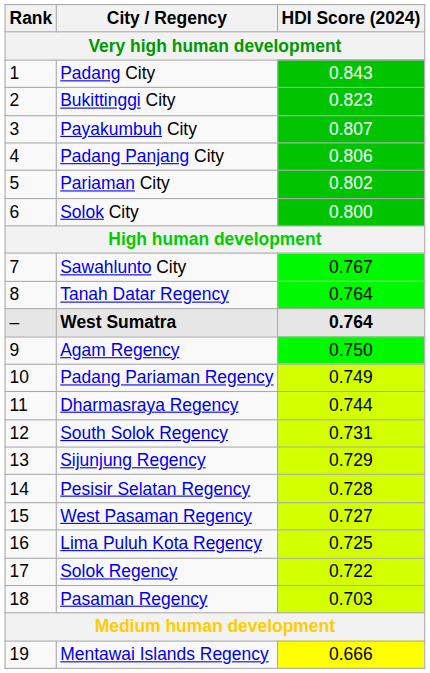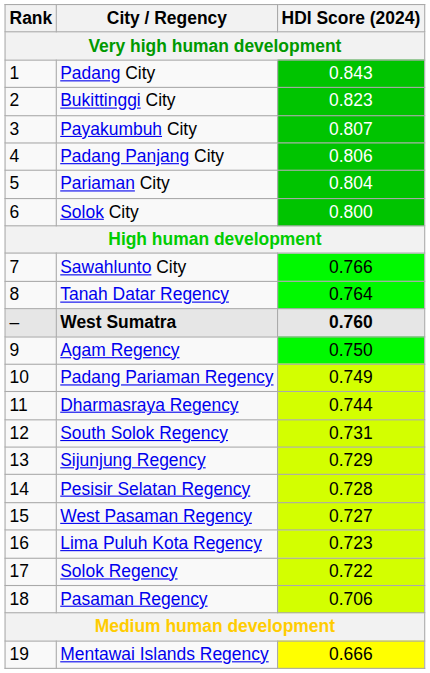(351, 184) 0.802 -> (351, 184) 0.804
(351, 267) 0.767 -> (351, 267) 0.766
(351, 323) 0.764 -> (351, 323) 0.760
(351, 544) 0.725 -> (351, 544) 0.723
(351, 599) 0.703 -> (351, 599) 0.706
